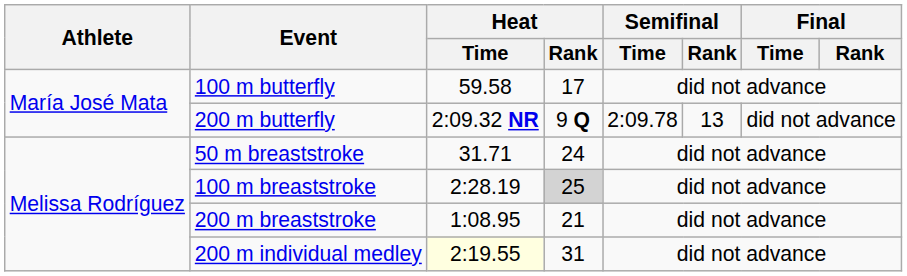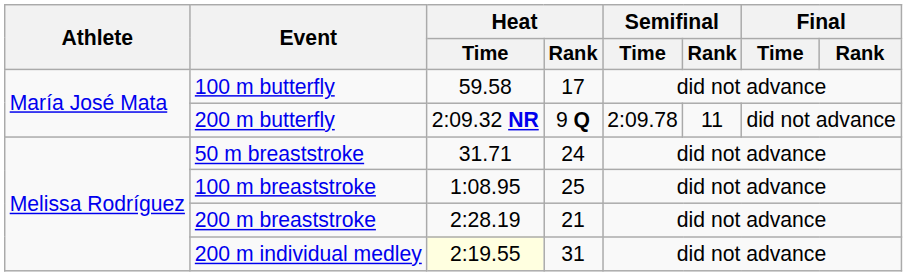(712, 120) 13 -> (712, 120) 11
(485, 187) 2:28.19 -> (485, 187) 1:08.95
(573, 187) lightgrey background -> (573, 187) no background
(485, 221) 1:08.95 -> (485, 221) 2:28.19
